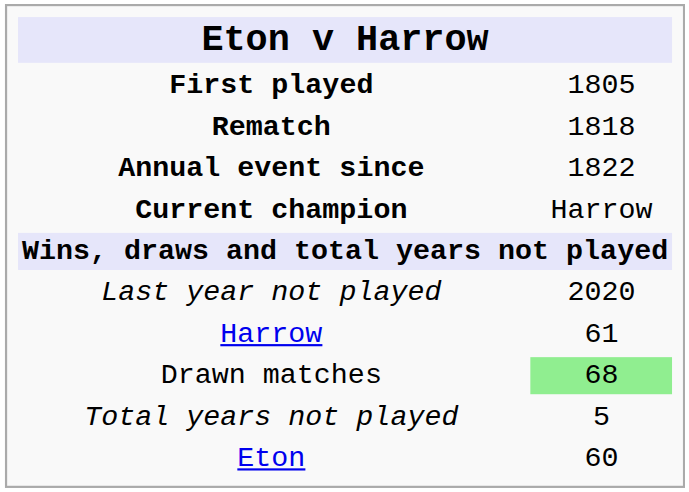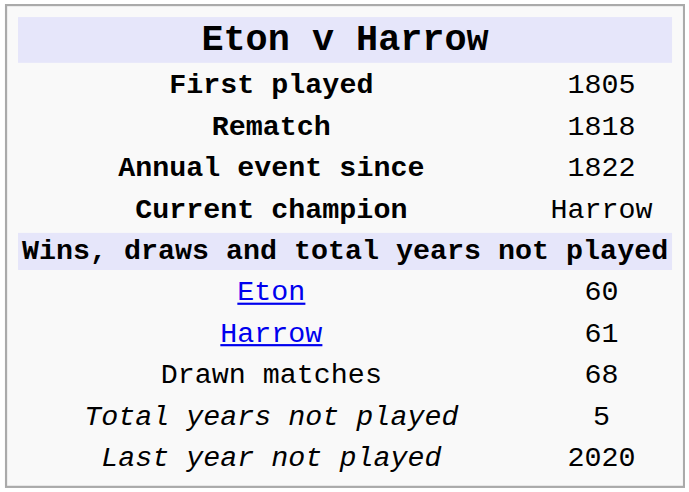rows swapped: (271, 458) <-> (271, 292)
(601, 375) lightgreen background -> (601, 375) no background
